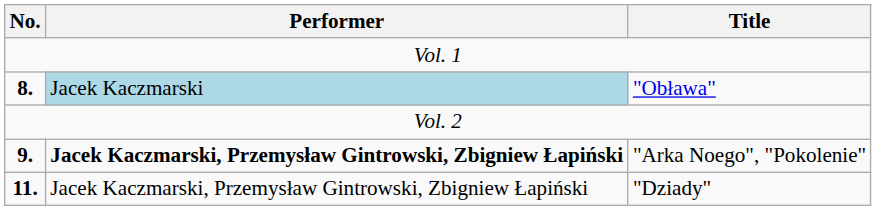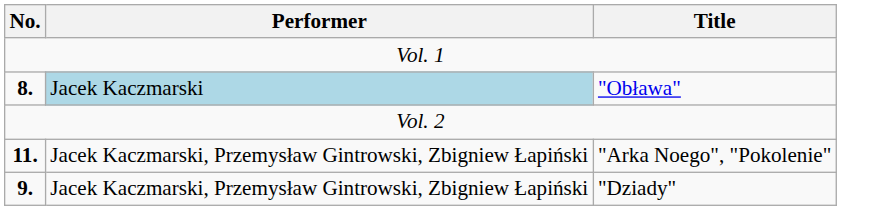(25, 155) 9. -> (25, 155) 11.
(337, 155) bold -> (319, 155) normal
(25, 188) 11. -> (25, 188) 9.
